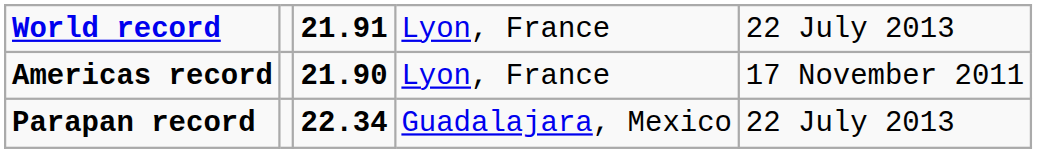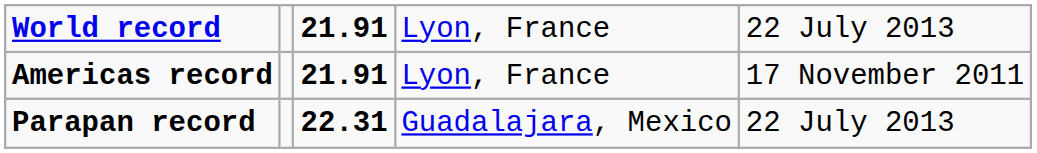(344, 76) 21.90 -> (344, 76) 21.91
(344, 123) 22.34 -> (344, 123) 22.31
